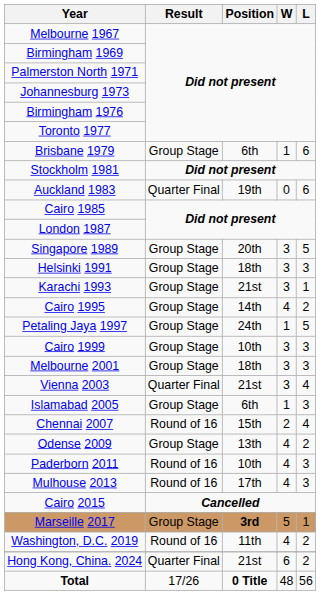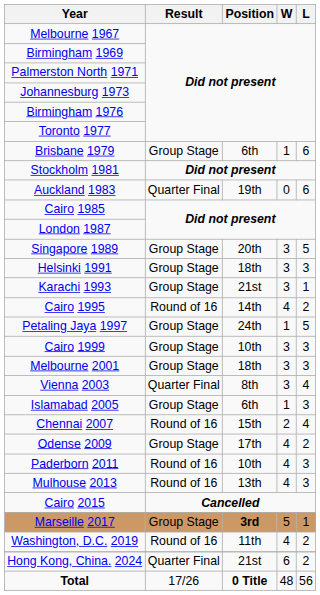(184, 307) Group Stage -> (184, 307) Round of 16
(250, 385) 21st -> (250, 385) 8th
(250, 444) 13th -> (250, 444) 17th
(250, 483) 17th -> (250, 483) 13th
